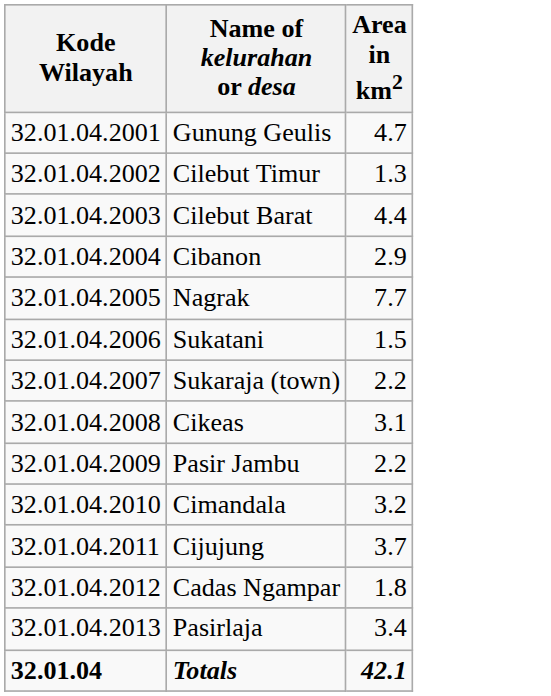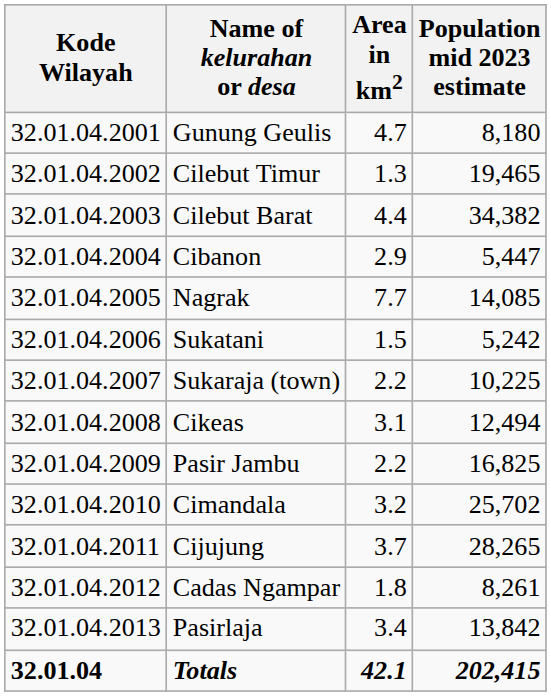+ column: (480, 58)
